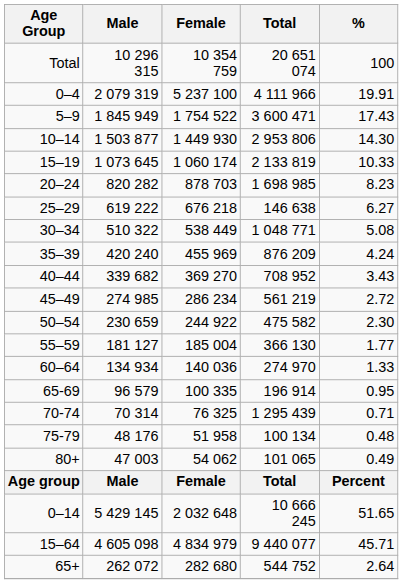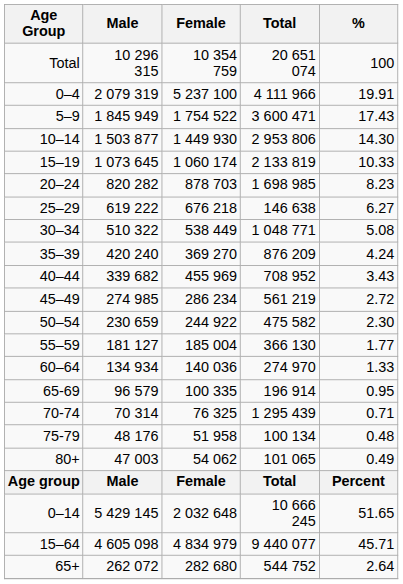(211, 253) 455 969 -> (211, 253) 369 270
(211, 276) 369 270 -> (211, 276) 455 969
